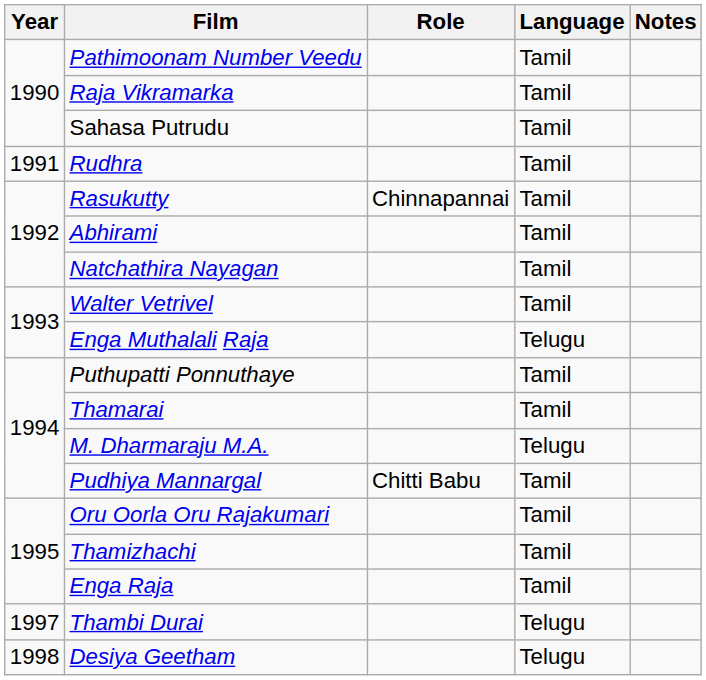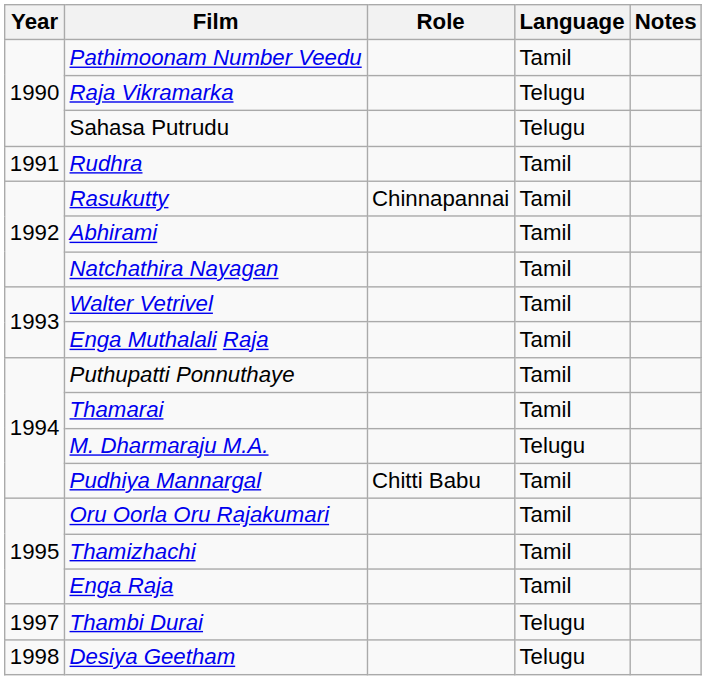(545, 92) Tamil -> (552, 92) Telugu
(545, 127) Tamil -> (552, 127) Telugu
(552, 339) Telugu -> (545, 339) Tamil
